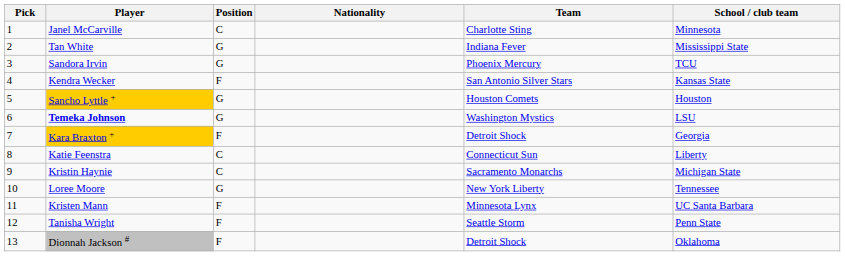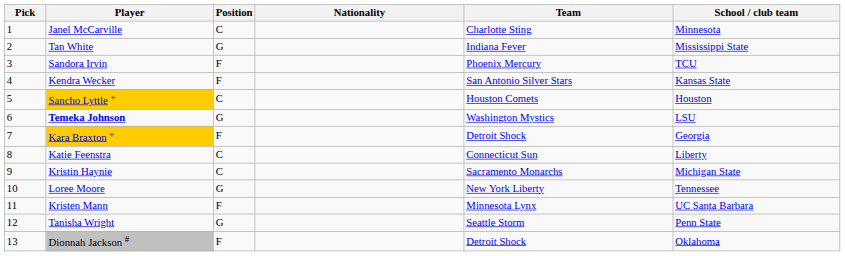(220, 64) G -> (219, 64) F
(220, 99) G -> (219, 99) C
(219, 222) F -> (220, 222) G
